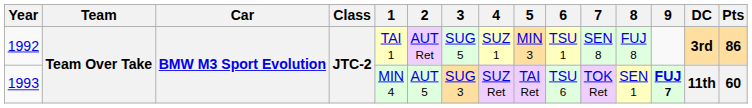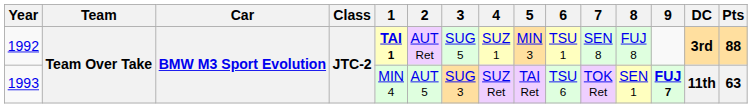(391, 45) normal -> (391, 45) bold
(733, 45) 86 -> (733, 45) 88
(733, 84) 60 -> (733, 84) 63
